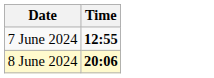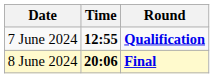+ column: (165, 15)
